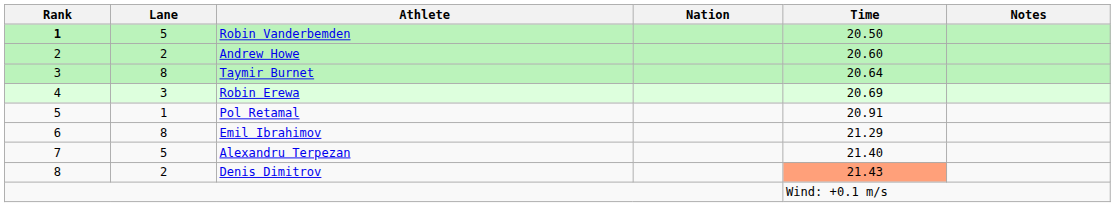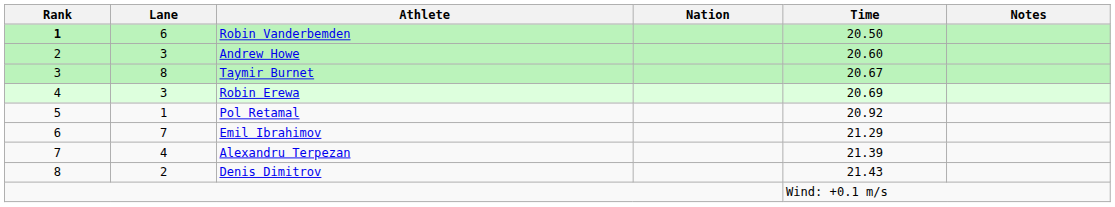(164, 34) 5 -> (164, 34) 6
(164, 54) 2 -> (164, 54) 3
(865, 73) 20.64 -> (865, 73) 20.67
(865, 113) 20.91 -> (865, 113) 20.92
(164, 133) 8 -> (164, 133) 7
(164, 152) 5 -> (164, 152) 4
(865, 152) 21.40 -> (865, 152) 21.39
(865, 172) lightsalmon background -> (865, 172) no background
